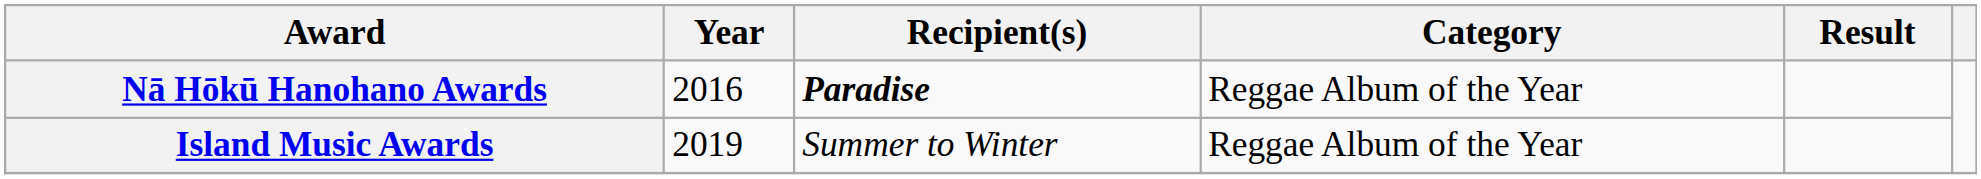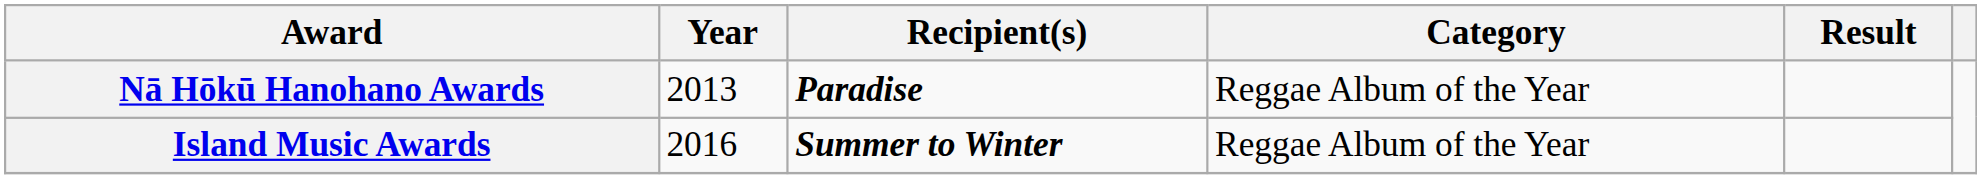(708, 88) 2016 -> (702, 88) 2013
(708, 144) 2019 -> (702, 144) 2016
(930, 144) normal -> (929, 144) bold
